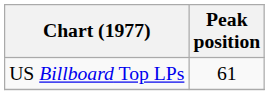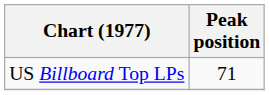(227, 73) 61 -> (227, 73) 71
